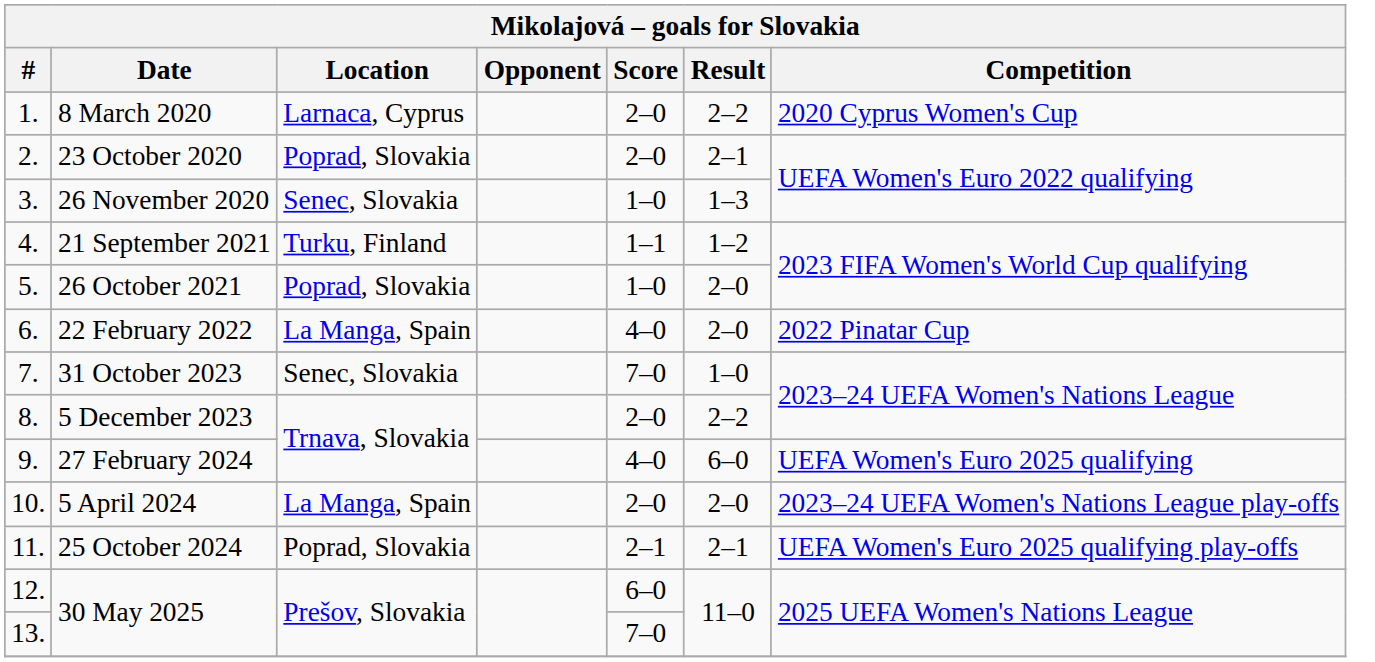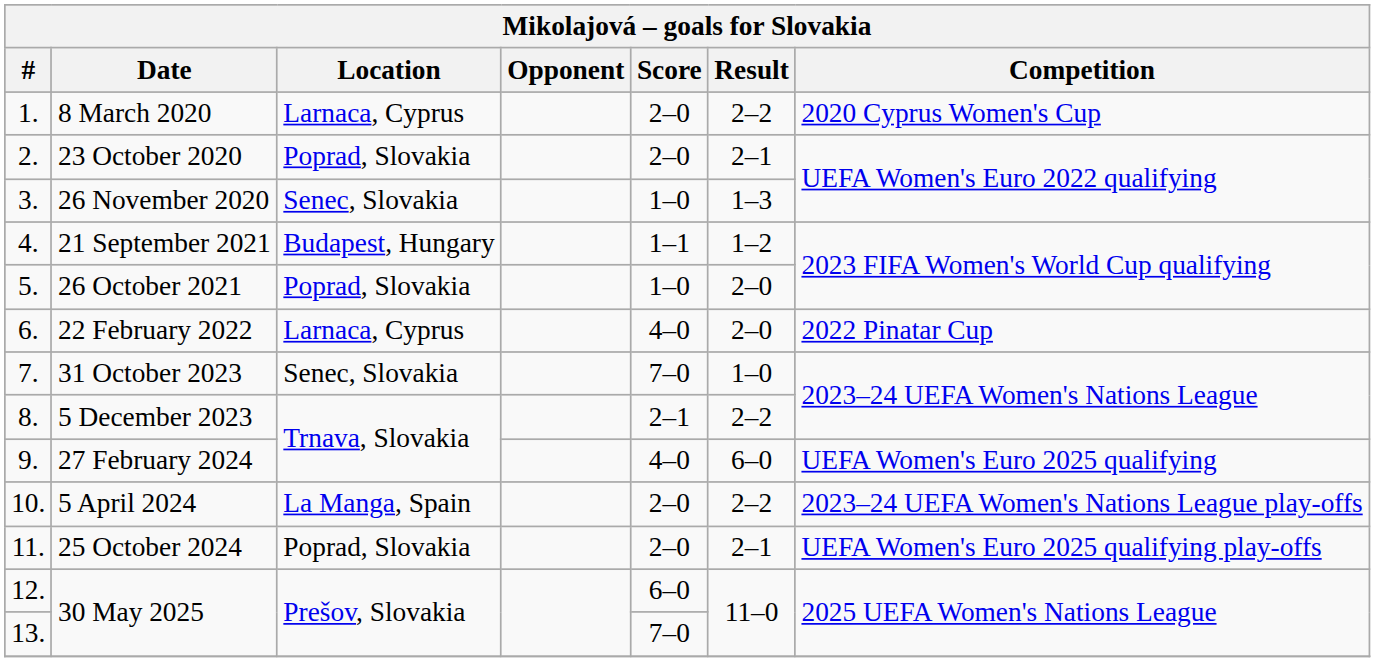(365, 243) Turku, Finland -> (389, 243) Budapest, Hungary
(377, 329) La Manga, Spain -> (374, 329) Larnaca, Cyprus
(646, 416) 2–0 -> (669, 416) 2–1
(728, 503) 2–0 -> (752, 503) 2–2
(646, 546) 2–1 -> (669, 546) 2–0
